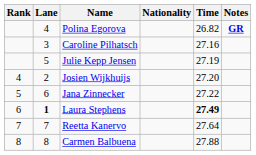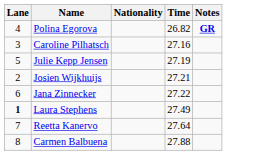- column: (19, 12)
(207, 77) 27.20 -> (179, 77) 27.21
(207, 110) bold -> (179, 110) normal
